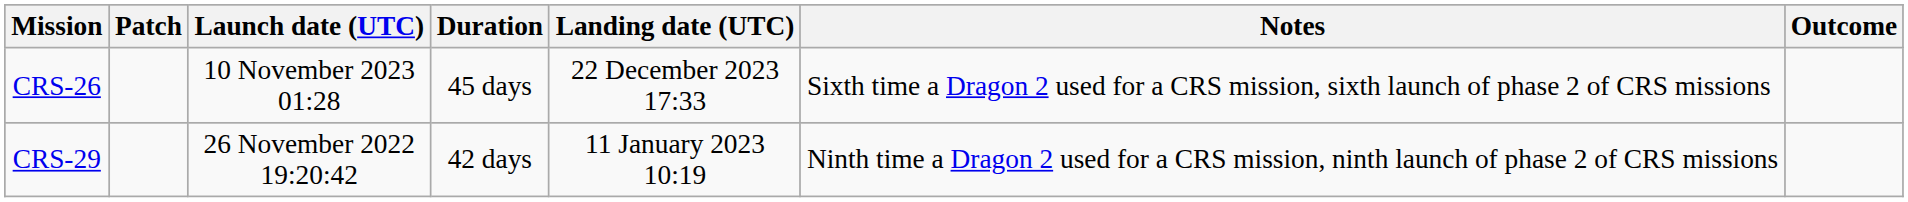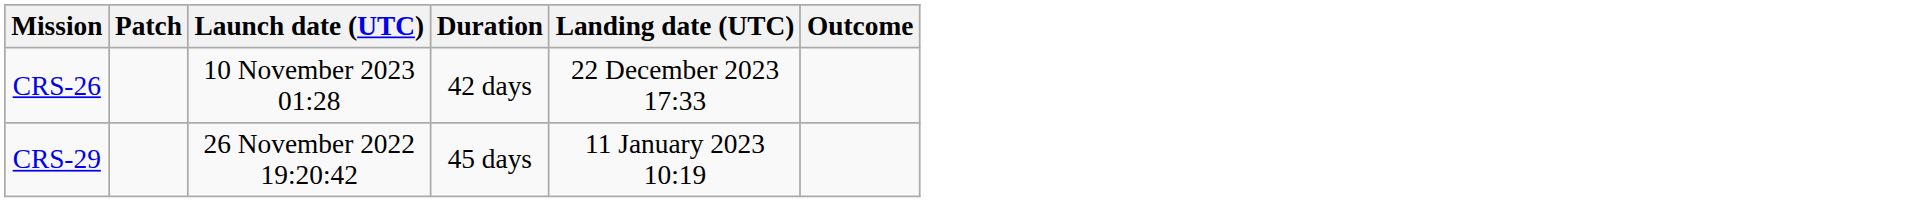- column: (1293, 26)
(490, 84) 45 days -> (490, 84) 42 days
(490, 159) 42 days -> (490, 159) 45 days
